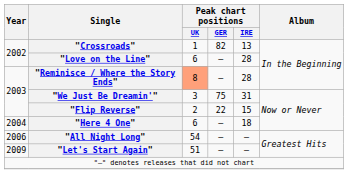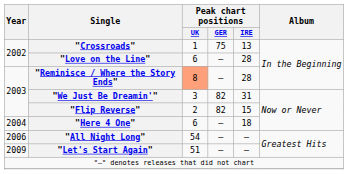(221, 46) 82 -> (221, 46) 75
(221, 96) 75 -> (221, 96) 82
(221, 110) 22 -> (221, 110) 82
